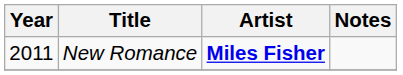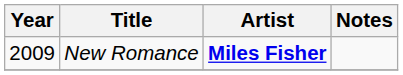(31, 53) 2011 -> (32, 53) 2009
